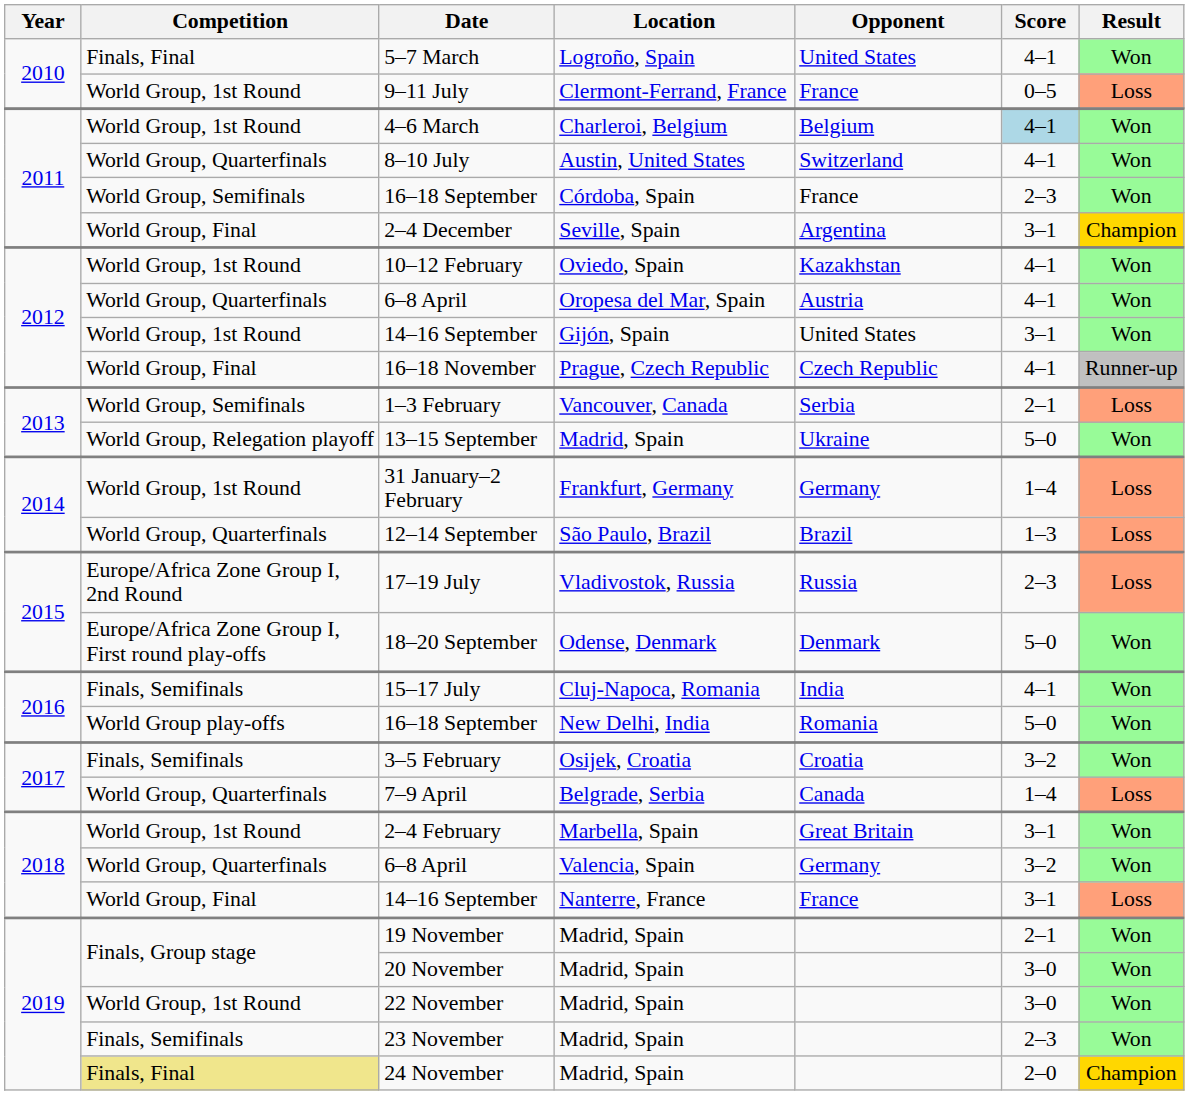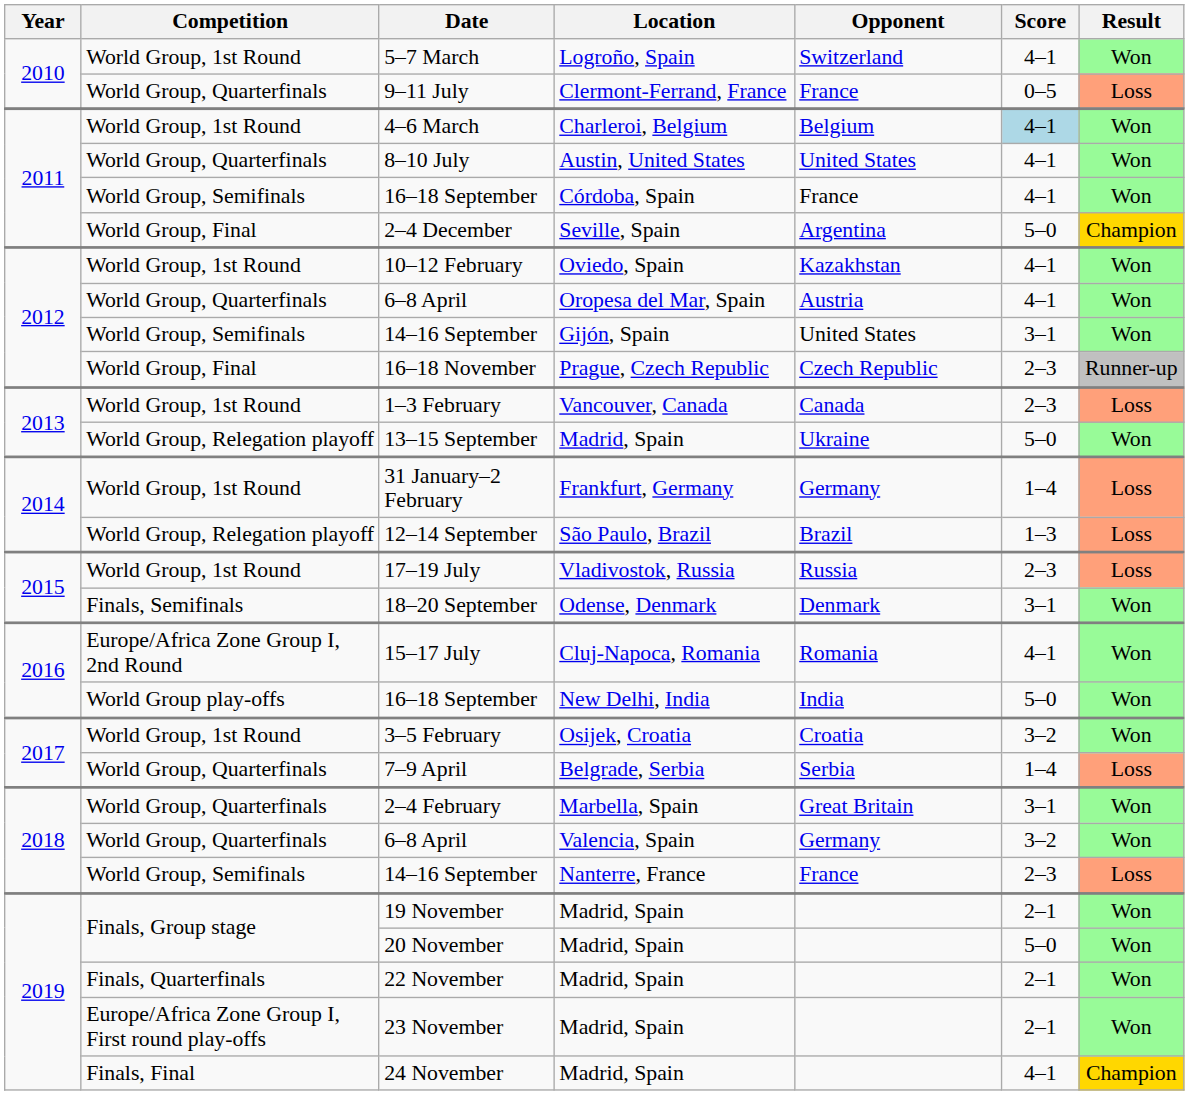(141, 56) Finals, Final -> (193, 56) World Group, 1st Round
(858, 56) United States -> (851, 56) Switzerland
(193, 90) World Group, 1st Round -> (206, 90) World Group, Quarterfinals
(851, 160) Switzerland -> (858, 160) United States
(1040, 194) 2–3 -> (1040, 194) 4–1
(1040, 229) 3–1 -> (1040, 229) 5–0
(193, 334) World Group, 1st Round -> (196, 334) World Group, Semifinals
(1040, 368) 4–1 -> (1040, 368) 2–3
(196, 404) World Group, Semifinals -> (193, 404) World Group, 1st Round
(827, 404) Serbia -> (832, 404) Canada
(1040, 404) 2–1 -> (1040, 404) 2–3
(206, 534) World Group, Quarterfinals -> (230, 534) World Group, Relegation playoff
(213, 582) Europe/Africa Zone Group I, 2nd Round -> (193, 570) World Group, 1st Round
(213, 641) Europe/Africa Zone Group I, First round play-offs -> (165, 604) Finals, Semifinals
(1040, 641) 5–0 -> (1040, 604) 3–1
(165, 689) Finals, Semifinals -> (213, 652) Europe/Africa Zone Group I, 2nd Round
(822, 689) India -> (839, 652) Romania
(839, 723) Romania -> (822, 699) India
(165, 759) Finals, Semifinals -> (193, 735) World Group, 1st Round
(832, 794) Canada -> (827, 769) Serbia
(193, 830) World Group, 1st Round -> (206, 805) World Group, Quarterfinals
(171, 899) World Group, Final -> (196, 874) World Group, Semifinals
(1040, 899) 3–1 -> (1040, 874) 2–3
(1040, 969) 3–0 -> (1040, 945) 5–0
(193, 1004) World Group, 1st Round -> (176, 979) Finals, Quarterfinals
(1040, 1004) 3–0 -> (1040, 979) 2–1
(165, 1038) Finals, Semifinals -> (213, 1026) Europe/Africa Zone Group I, First round play-offs
(1040, 1038) 2–3 -> (1040, 1026) 2–1
(141, 1073) khaki background -> (141, 1073) no background
(1040, 1073) 2–0 -> (1040, 1073) 4–1
